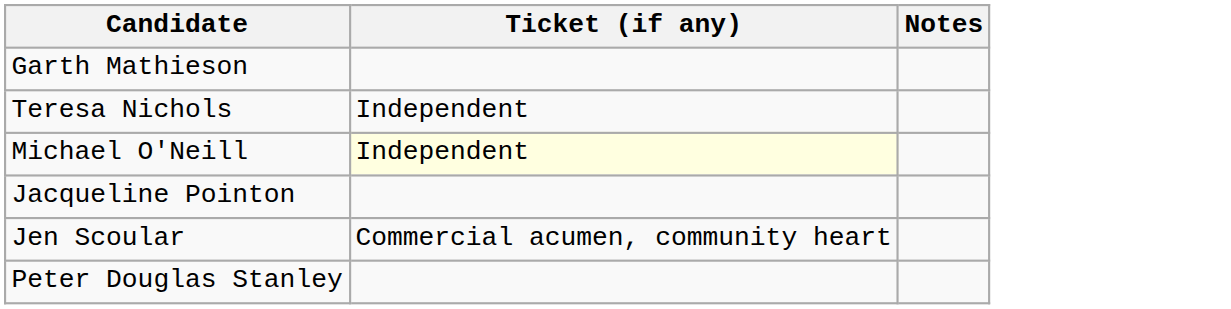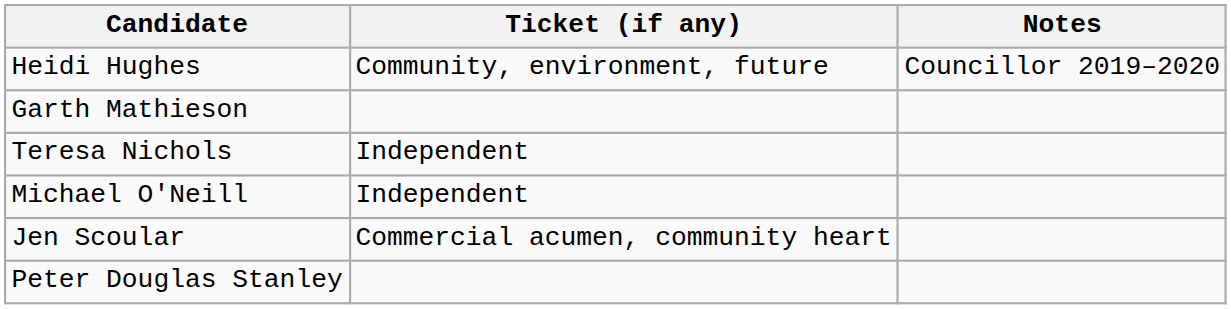+ row: (106, 69)
(442, 154) lightyellow background -> (442, 197) no background
- row: (153, 197)
